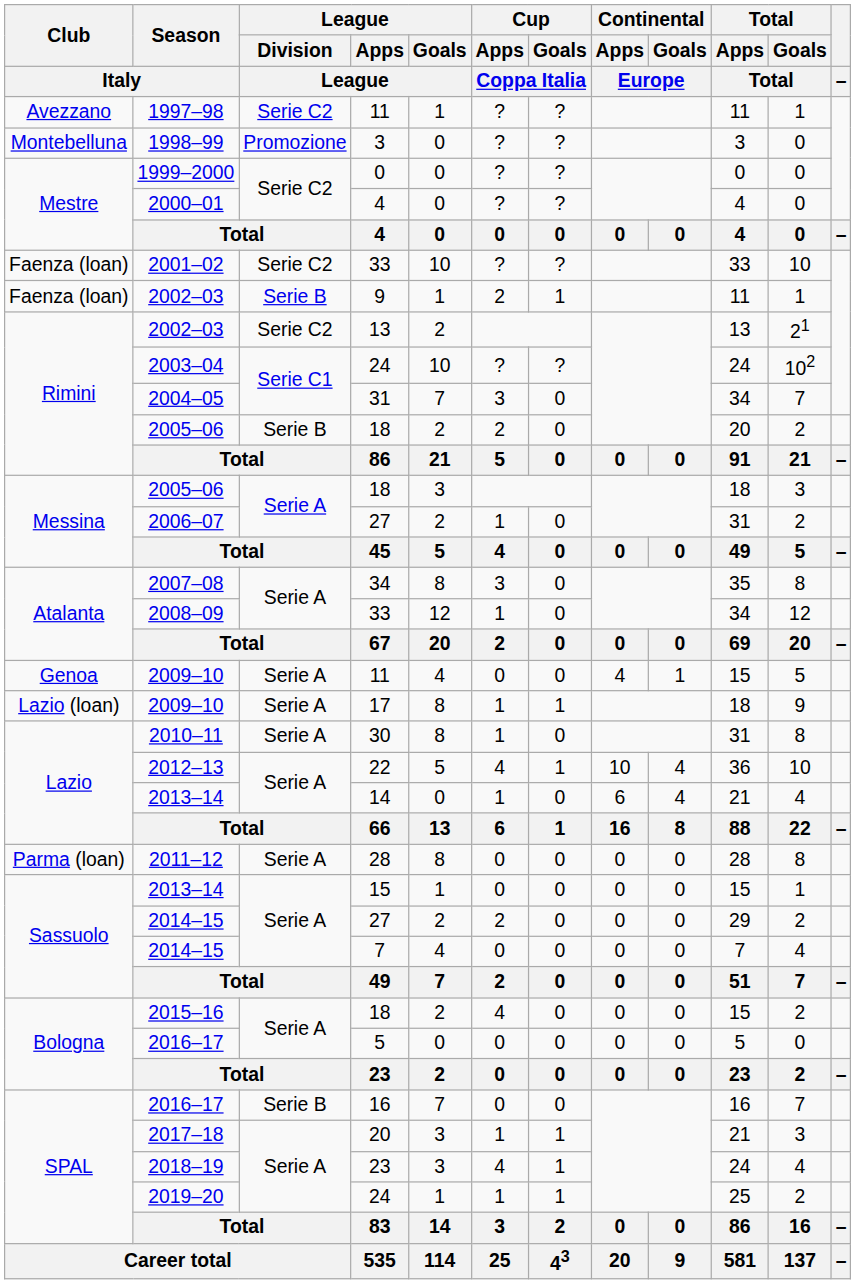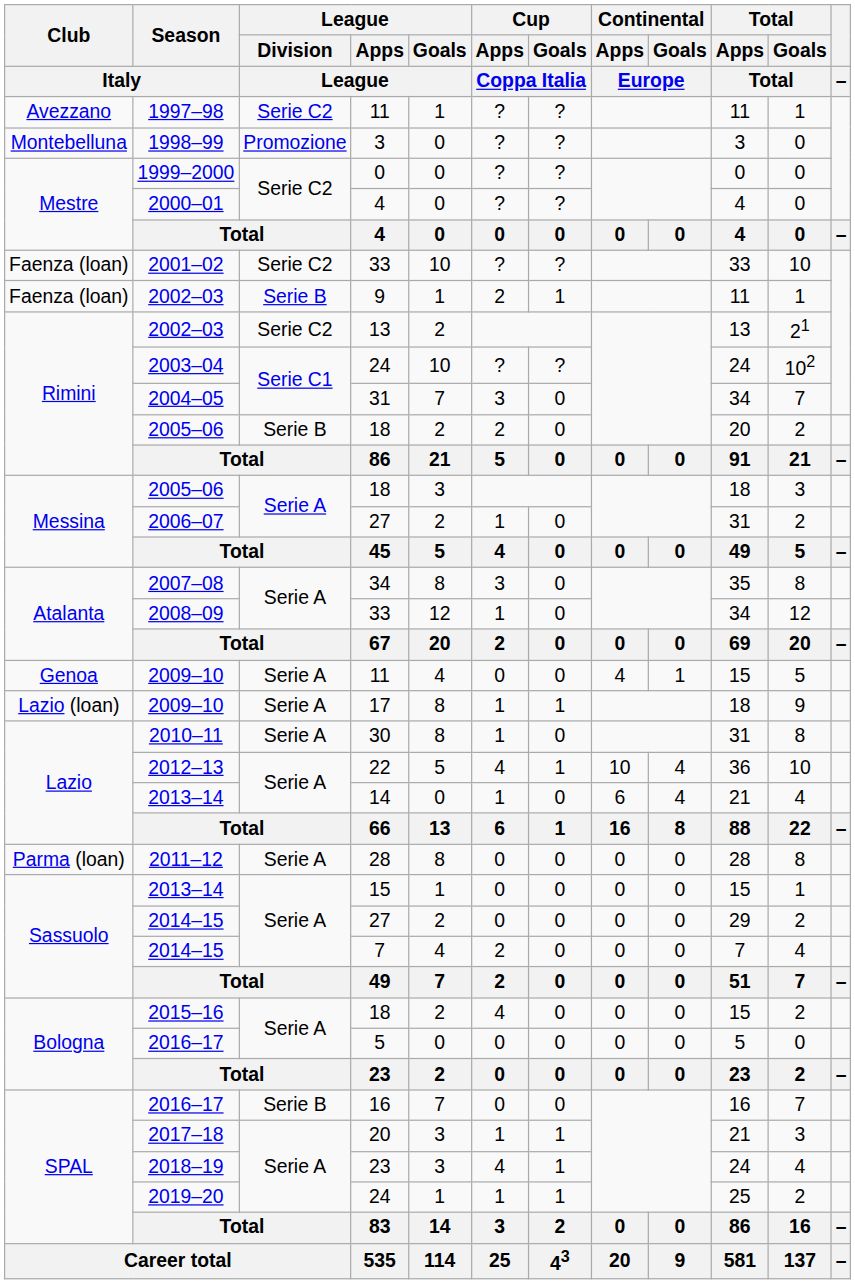(500, 920) 2 -> (500, 920) 0
(500, 951) 0 -> (500, 951) 2
